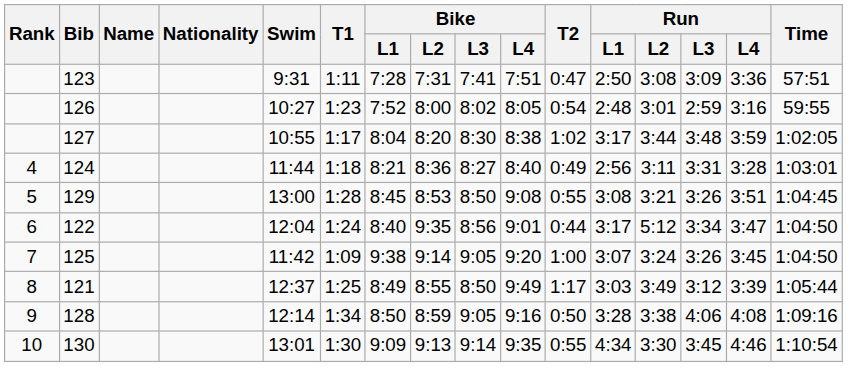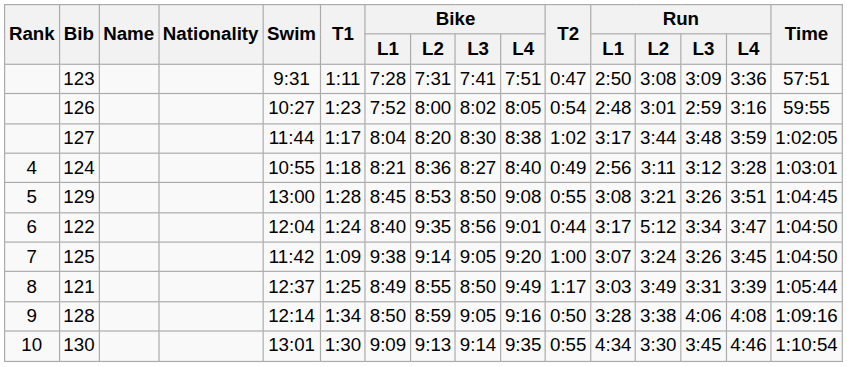(292, 138) 10:55 -> (292, 138) 11:44
(292, 167) 11:44 -> (292, 167) 10:55
(703, 167) 3:31 -> (703, 167) 3:12
(703, 286) 3:12 -> (703, 286) 3:31
